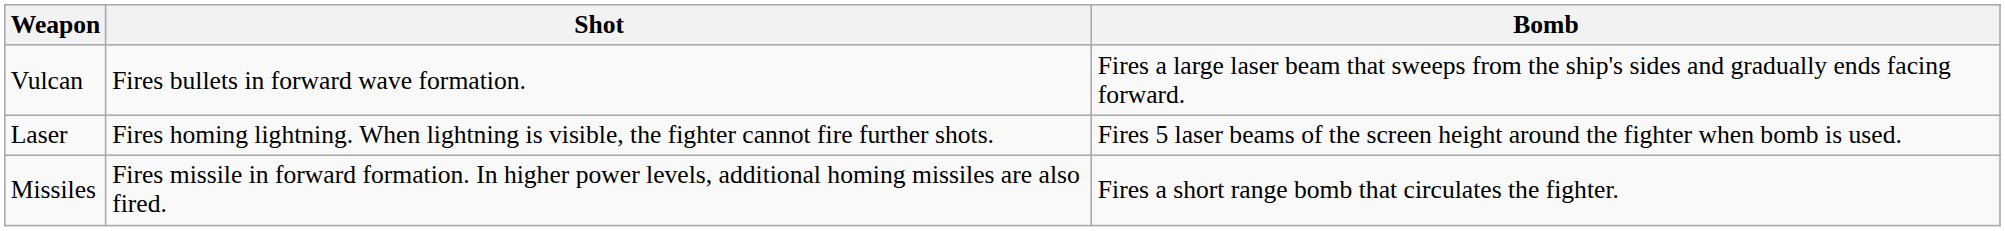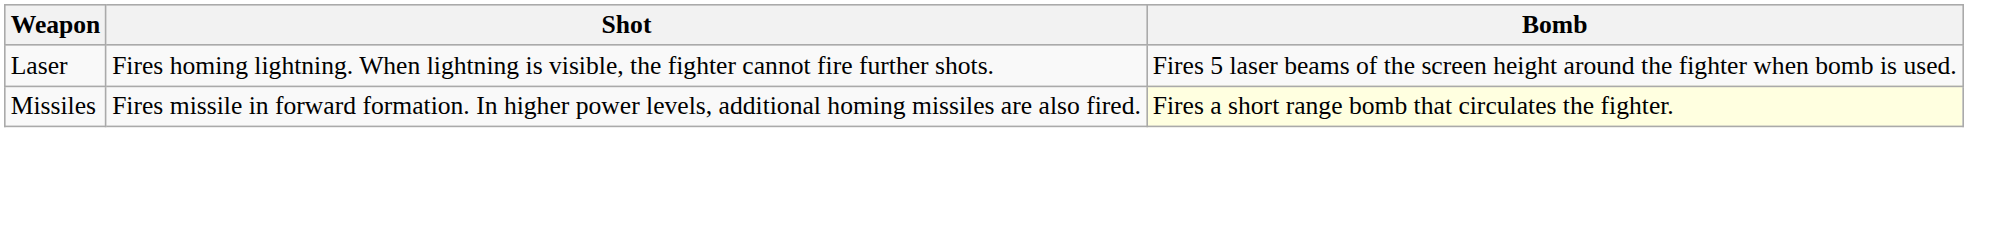- row: (47, 79)
(1358, 189) no background -> (1413, 106) lightyellow background
